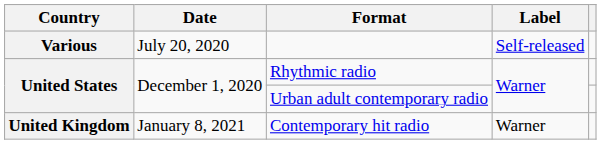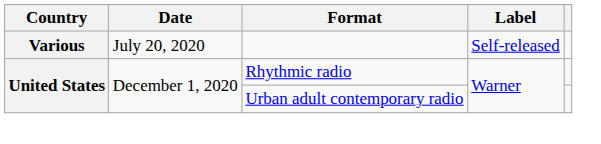- row: (350, 125)
